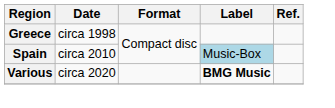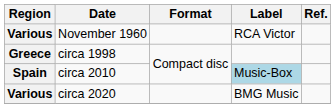+ row: (103, 34)
(237, 73) bold -> (266, 93) normal
